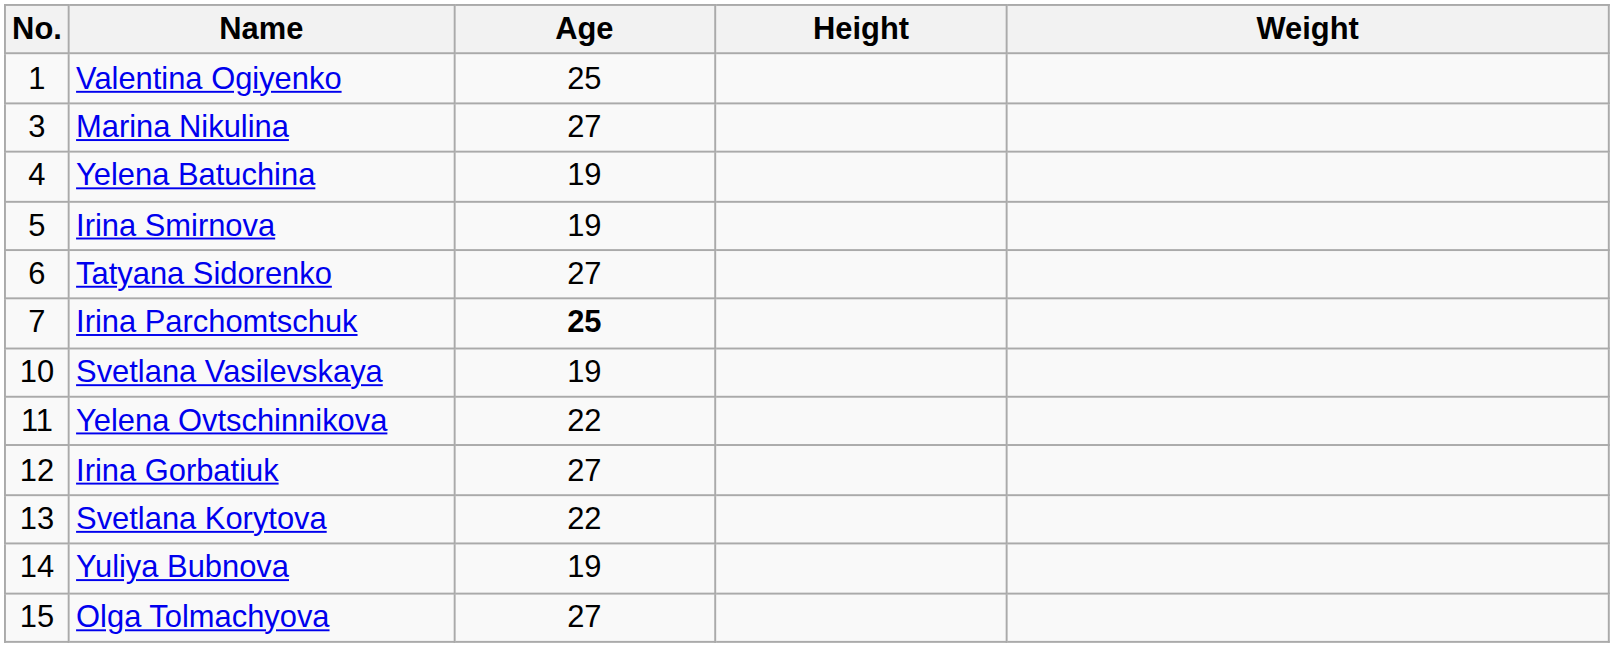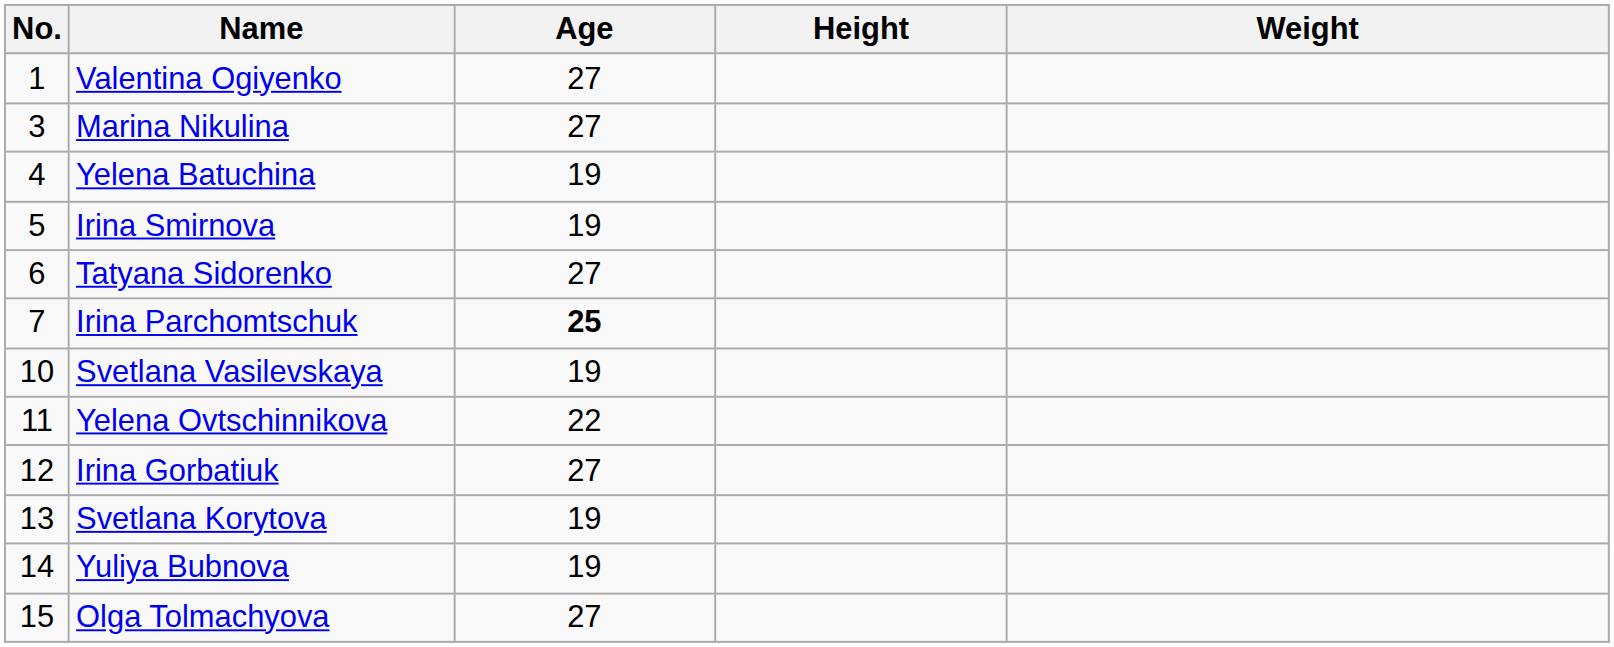(584, 77) 25 -> (584, 77) 27
(584, 518) 22 -> (584, 518) 19
